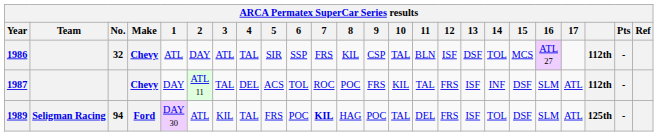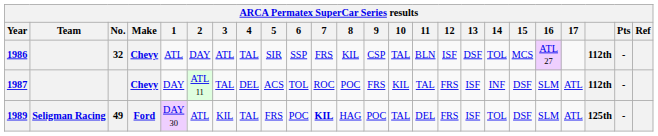(118, 115) 94 -> (118, 115) 49
